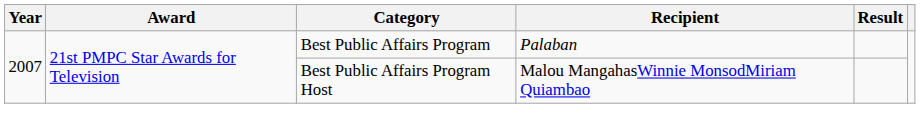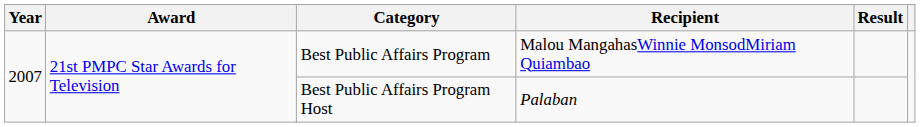(549, 44) Palaban -> (658, 53) Malou MangahasWinnie MonsodMiriam Quiambao
(658, 80) Malou MangahasWinnie MonsodMiriam Quiambao -> (549, 99) Palaban
